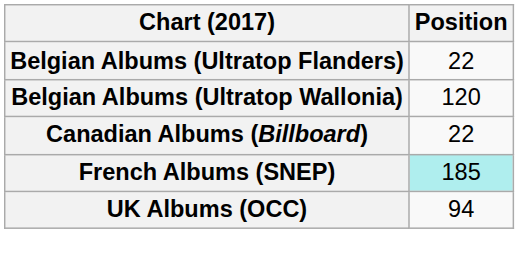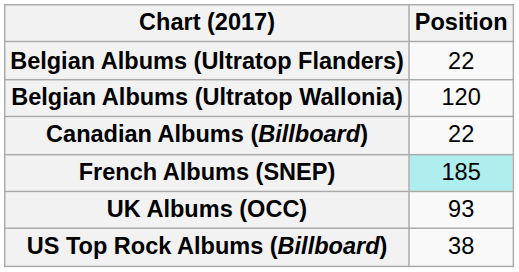(461, 209) 94 -> (461, 209) 93
+ row: (207, 246)
